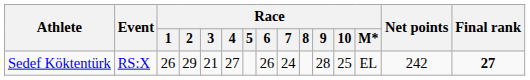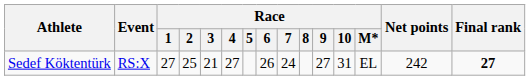(168, 63) 26 -> (168, 63) 27
(189, 63) 29 -> (189, 63) 25
(323, 63) 28 -> (323, 63) 27
(344, 63) 25 -> (344, 63) 31
